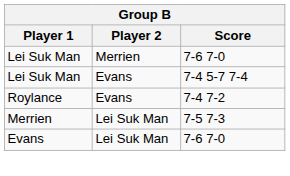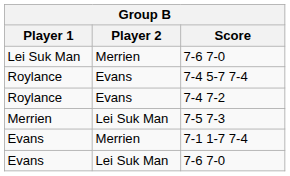(44, 77) Lei Suk Man -> (35, 77) Roylance
+ row: (118, 139)
